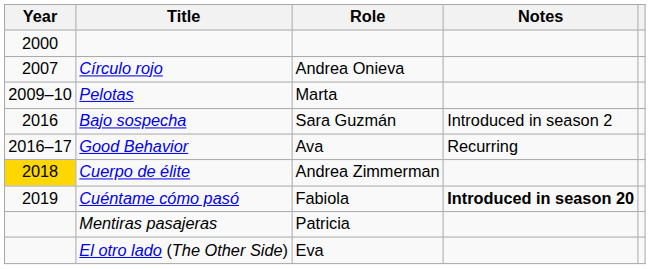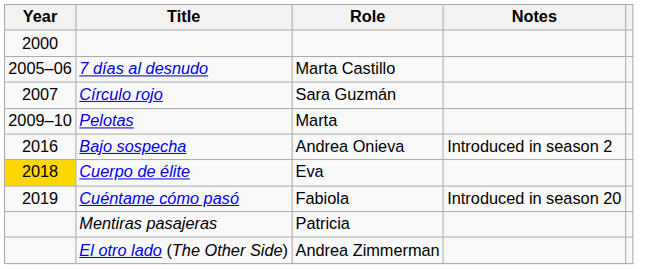+ row: (144, 69)
(350, 69) Andrea Onieva -> (346, 95) Sara Guzmán
(346, 120) Sara Guzmán -> (350, 146) Andrea Onieva
- row: (134, 146)
(368, 172) Andrea Zimmerman -> (310, 172) Eva
(541, 198) bold -> (534, 198) normal
(310, 250) Eva -> (368, 250) Andrea Zimmerman
